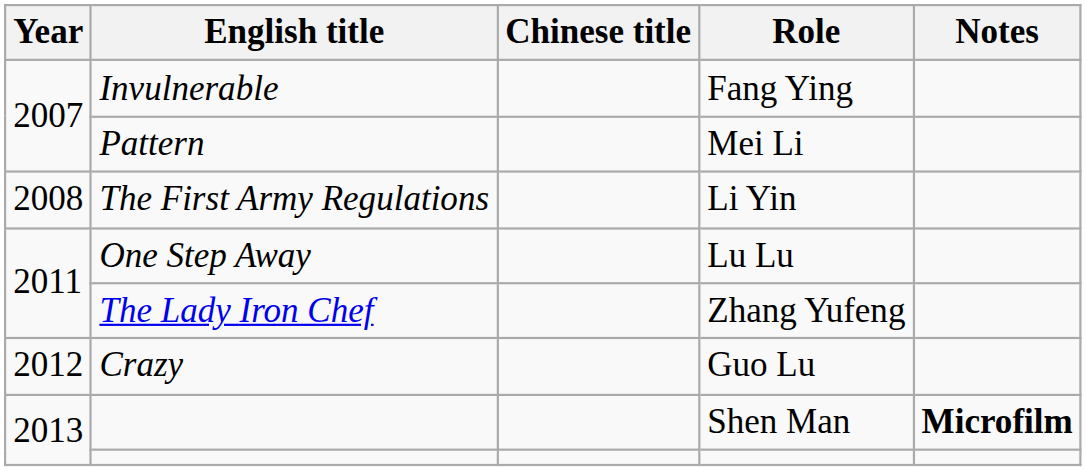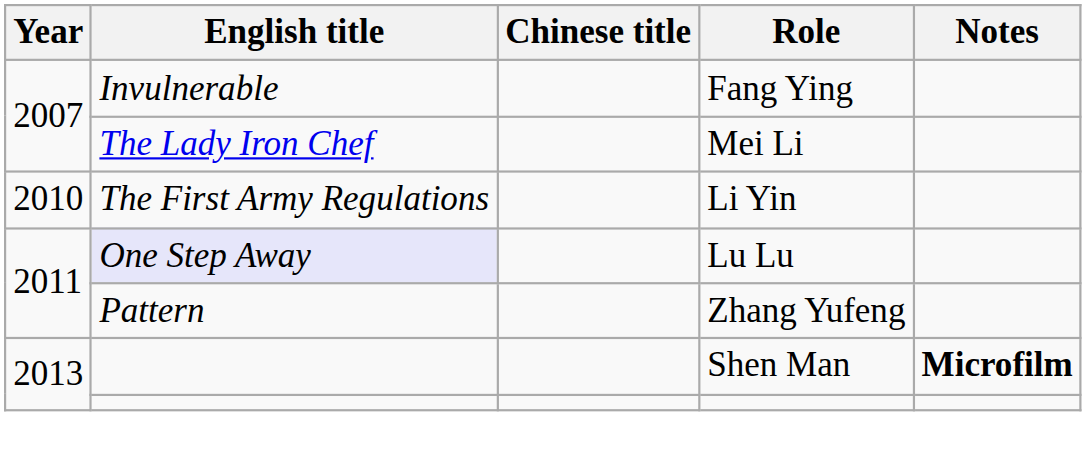(152, 143) Pattern -> (236, 143) The Lady Iron Chef
(48, 198) 2008 -> (48, 198) 2010
(205, 254) no background -> (205, 254) lavender background
(236, 310) The Lady Iron Chef -> (152, 310) Pattern
- row: (761, 365)
